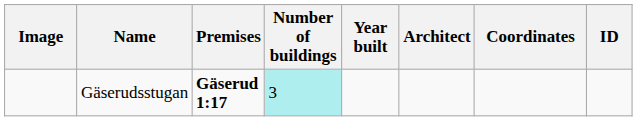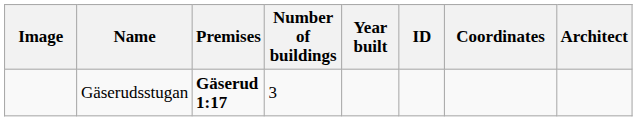columns swapped: (437, 37) <-> (609, 37)
(273, 92) paleturquoise background -> (273, 92) no background
